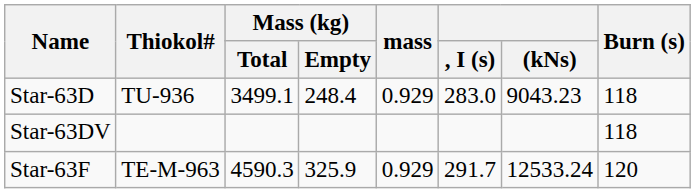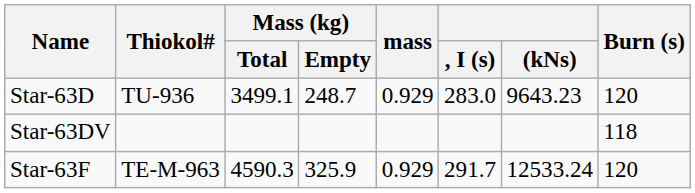(330, 95) 248.4 -> (330, 95) 248.7
(544, 95) 9043.23 -> (544, 95) 9643.23
(620, 95) 118 -> (621, 95) 120
